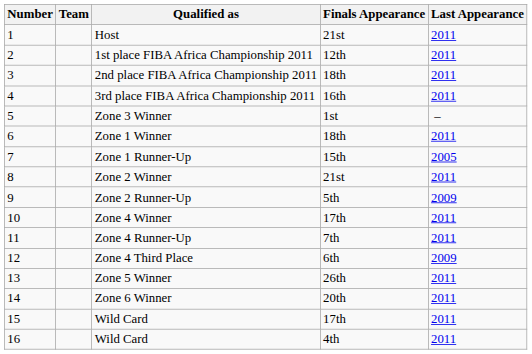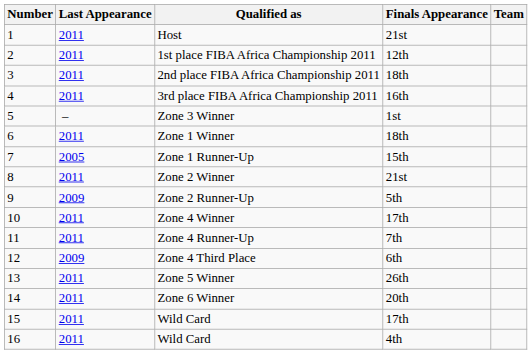columns swapped: (74, 14) <-> (477, 14)
